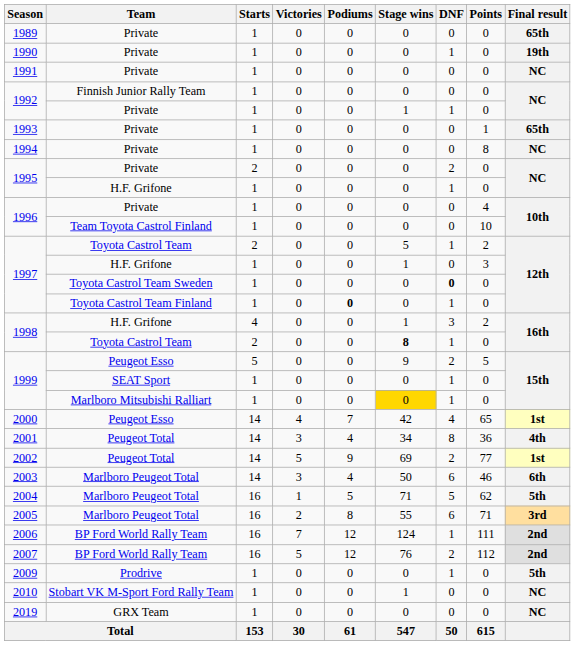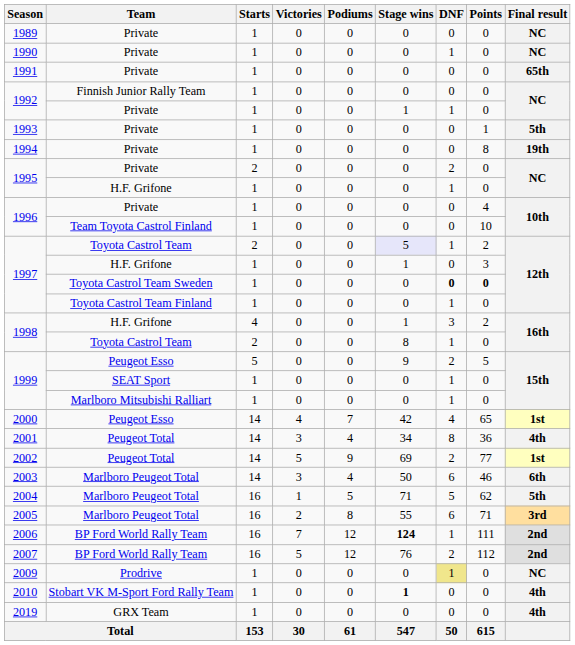(537, 33) 65th -> (537, 33) NC
(537, 52) 19th -> (537, 52) NC
(537, 71) NC -> (537, 71) 65th
(537, 129) 65th -> (537, 129) 5th
(537, 149) NC -> (537, 149) 19th
(406, 245) no background -> (406, 245) lavender background
(486, 284) normal -> (486, 284) bold
(350, 303) bold -> (350, 303) normal
(406, 341) bold -> (406, 341) normal
(406, 399) gold background -> (406, 399) no background
(406, 534) normal -> (406, 534) bold
(451, 573) no background -> (451, 573) khaki background
(537, 573) 5th -> (537, 573) NC
(406, 592) normal -> (406, 592) bold
(537, 592) NC -> (537, 592) 4th
(537, 611) NC -> (537, 611) 4th
